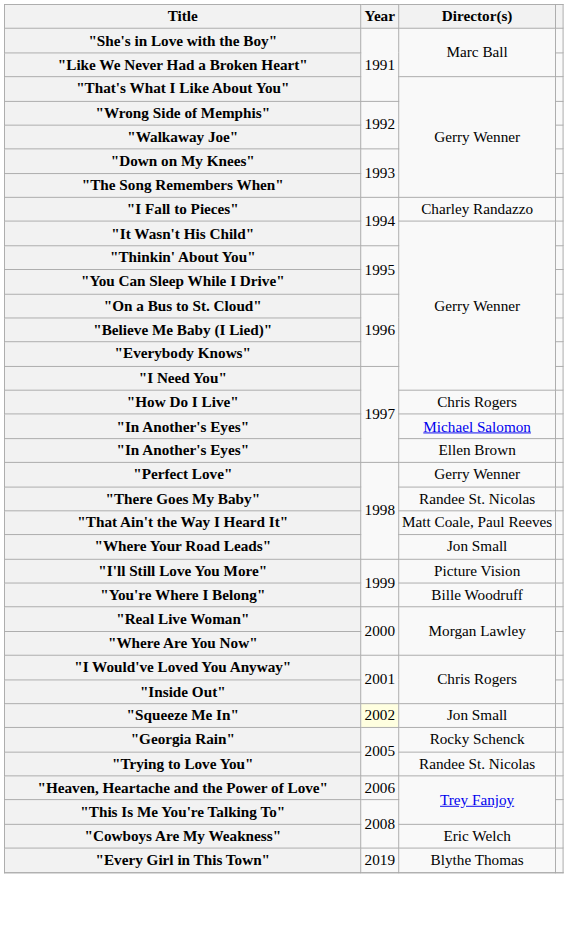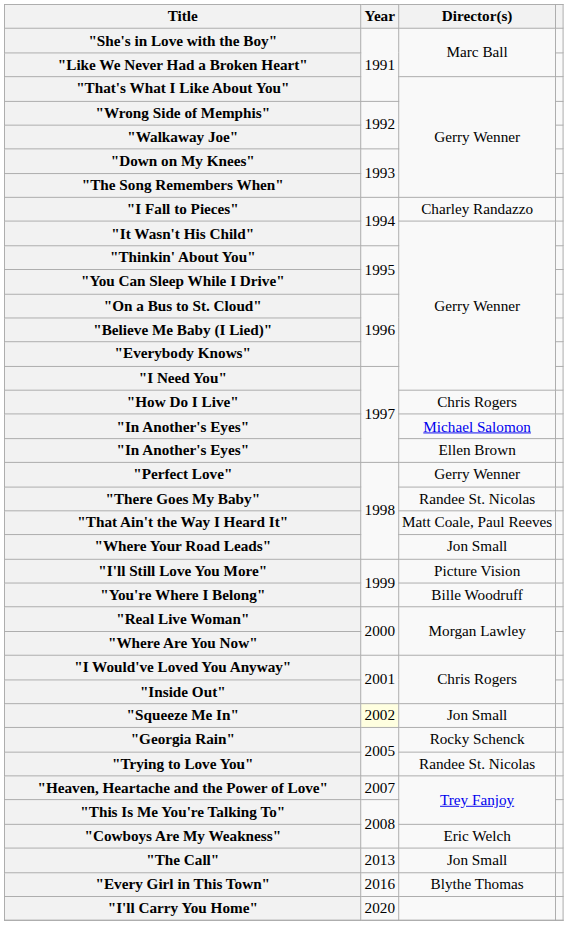(380, 787) 2006 -> (380, 787) 2007
+ row: (183, 860)
(380, 860) 2019 -> (380, 884) 2016
+ row: (183, 908)
